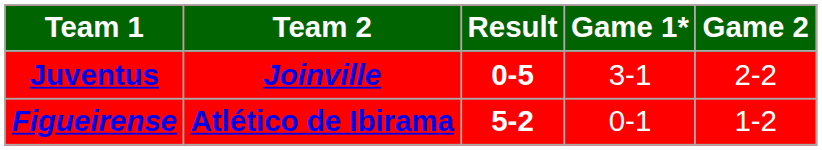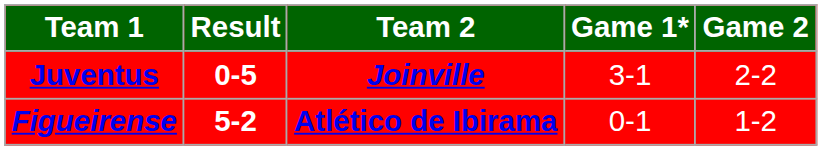columns swapped: (513, 27) <-> (322, 27)
